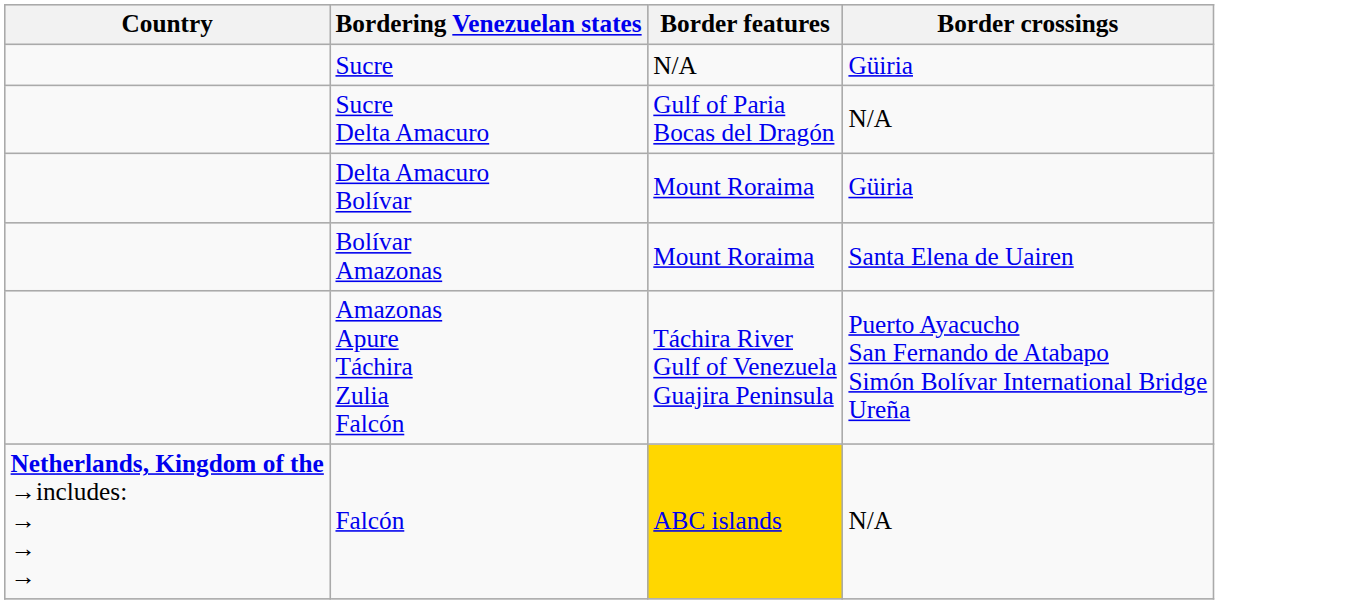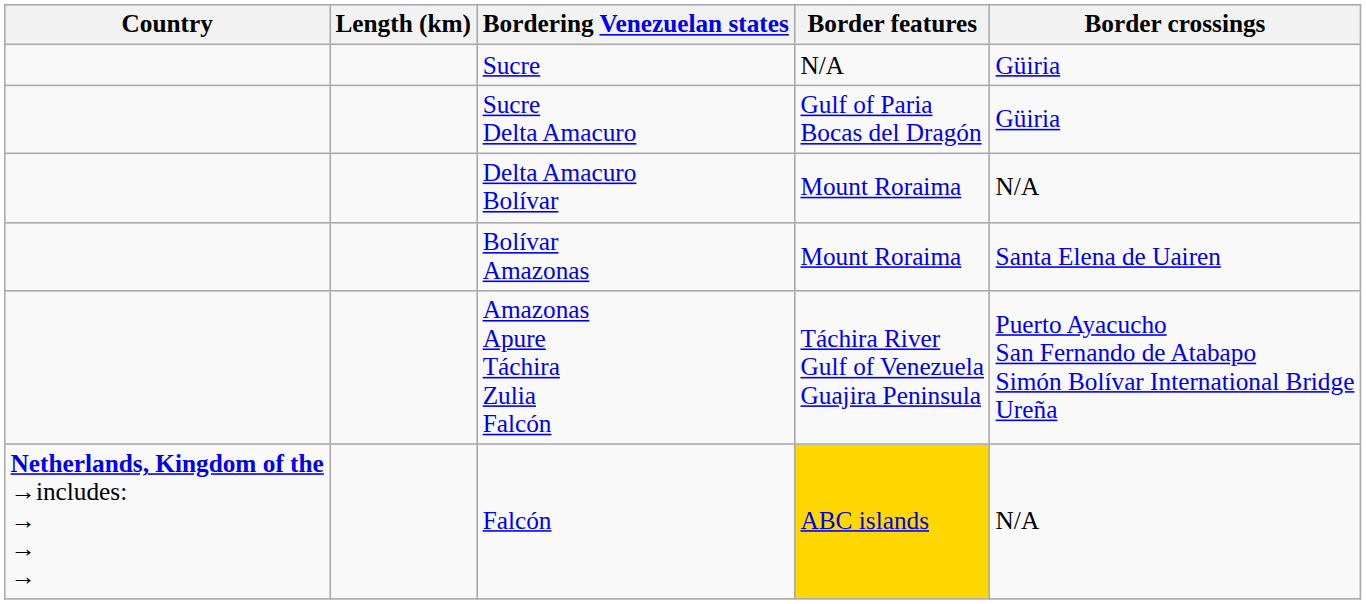+ column: (403, 24)
(870, 118) N/A -> (1028, 118) Güiria
(881, 187) Güiria -> (1017, 187) N/A
